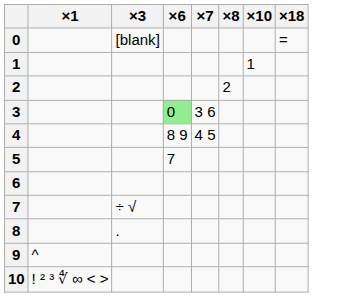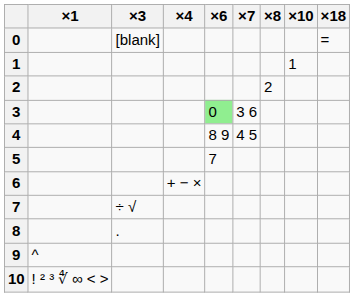+ column: (184, 16)
